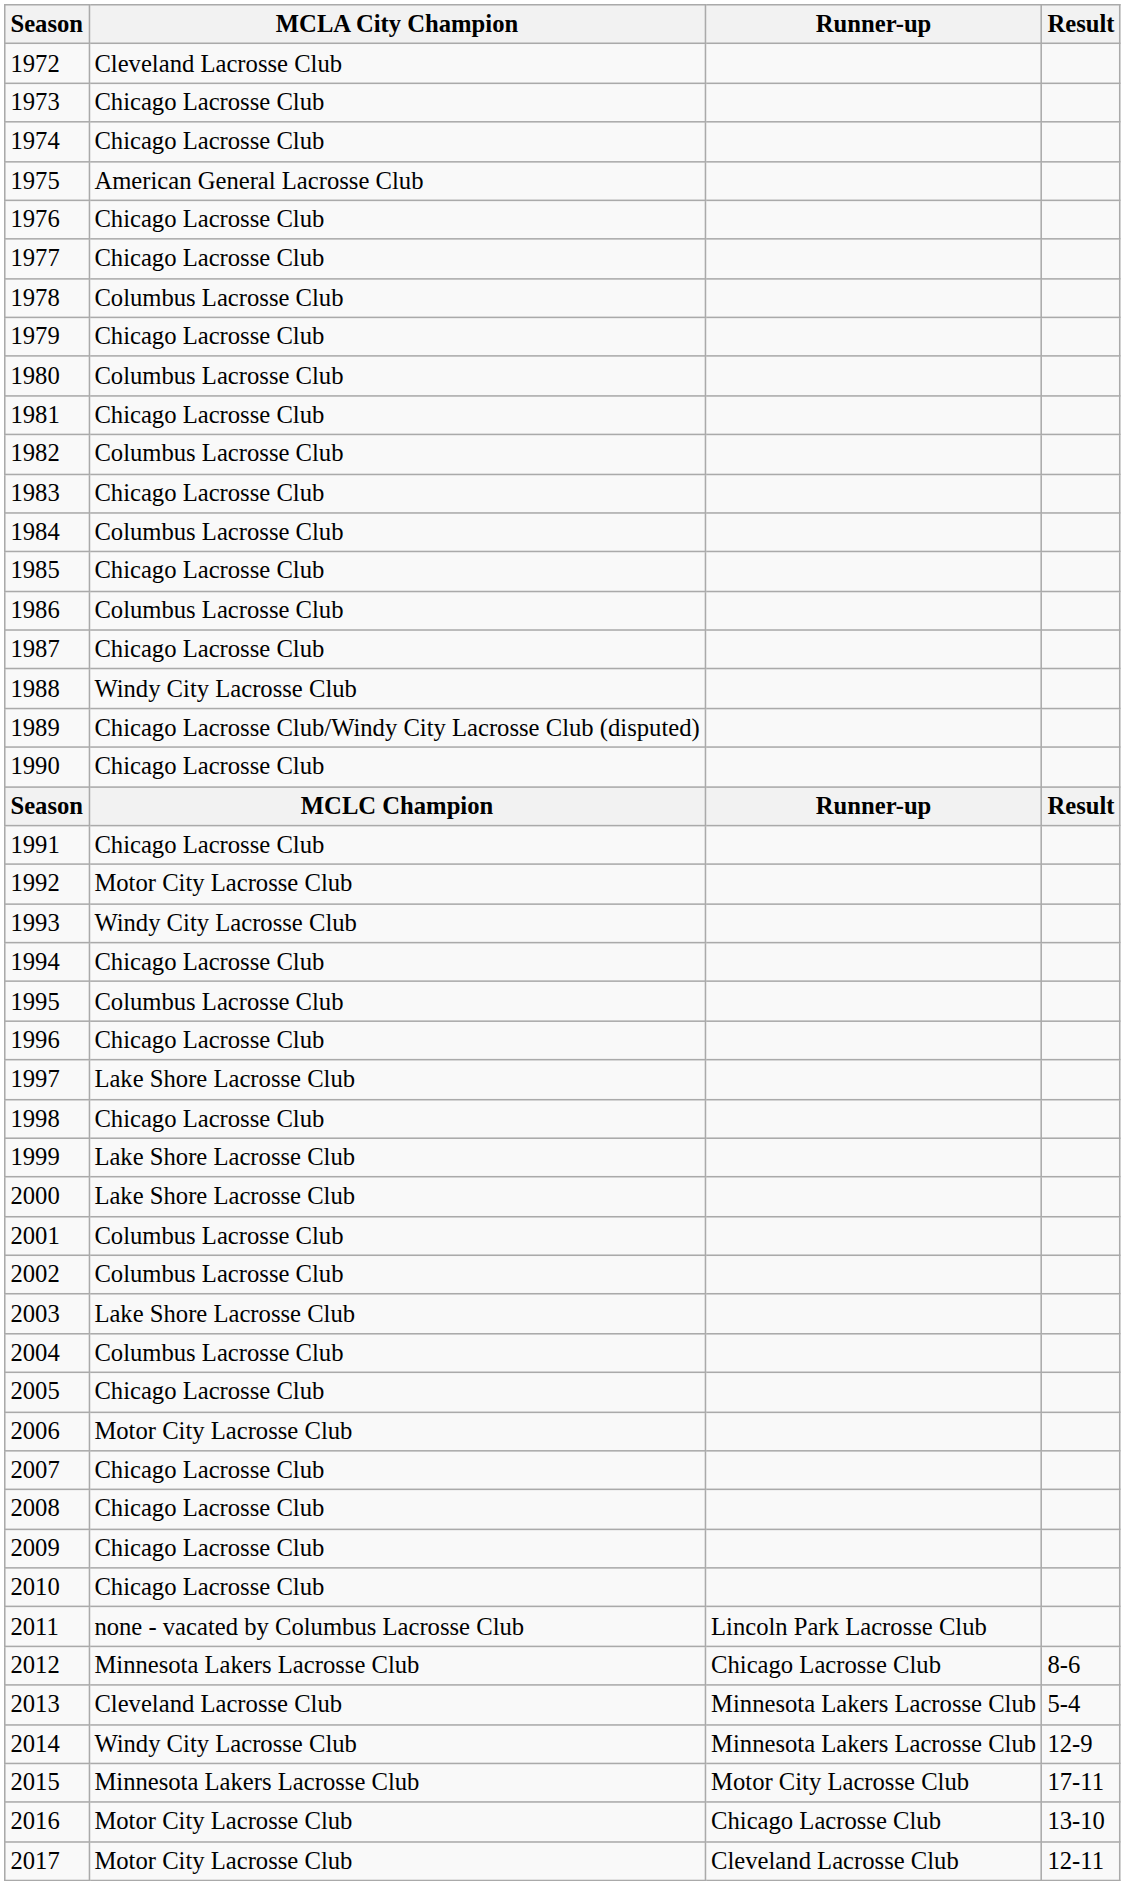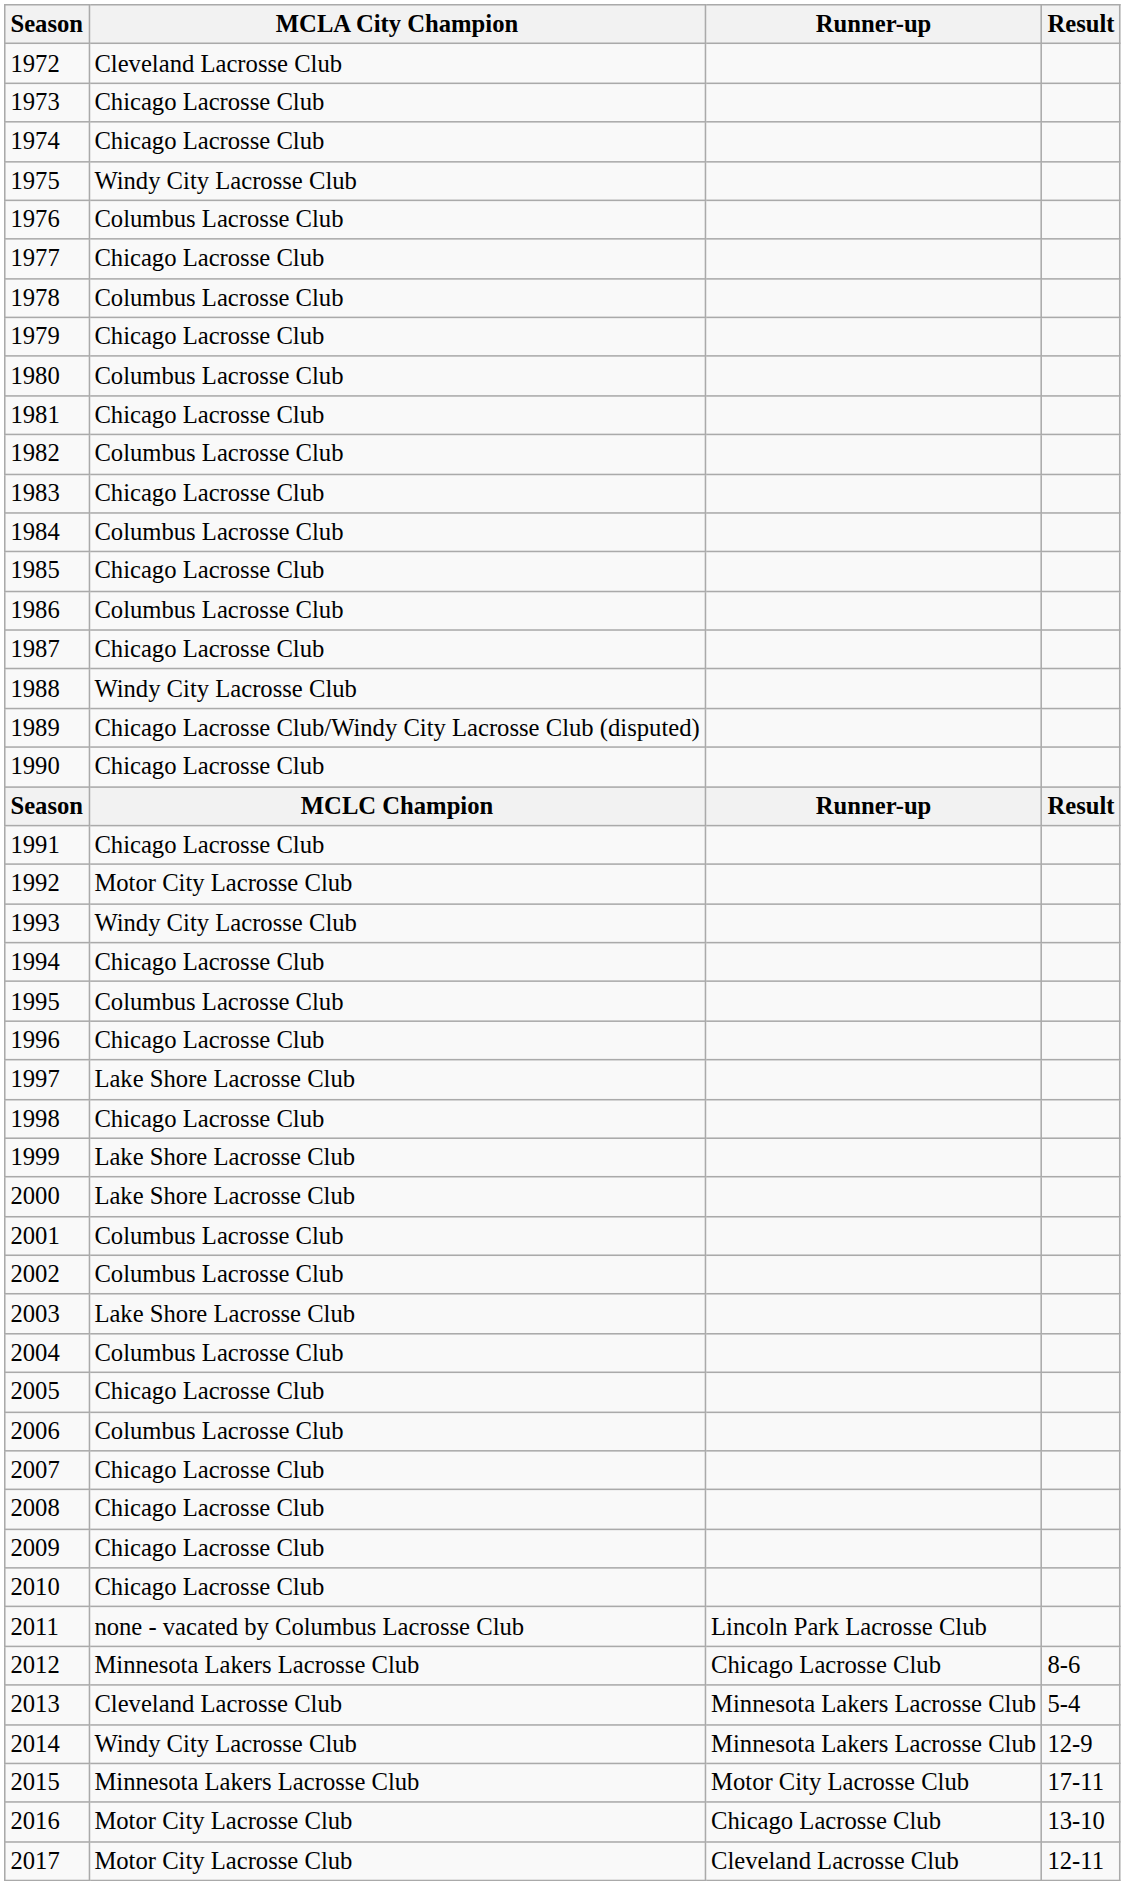(259, 180) American General Lacrosse Club -> (226, 180) Windy City Lacrosse Club
(209, 219) Chicago Lacrosse Club -> (219, 219) Columbus Lacrosse Club
(223, 1430) Motor City Lacrosse Club -> (219, 1430) Columbus Lacrosse Club
